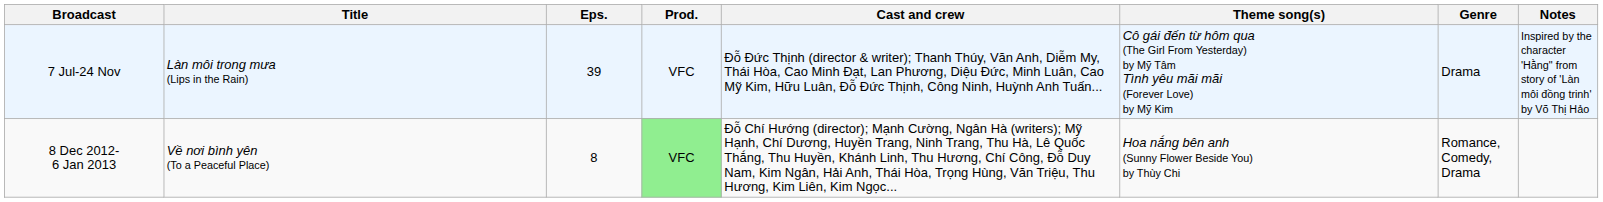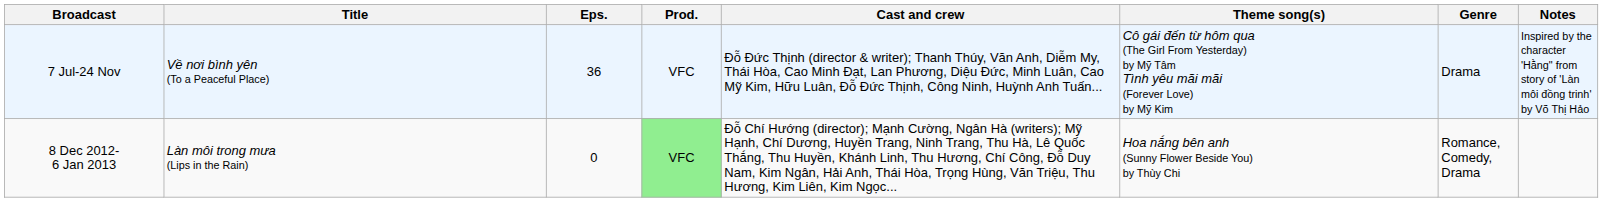(221, 71) Làn môi trong mưa (Lips in the Rain) -> (218, 71) Về nơi bình yên (To a Peaceful Place)
(594, 71) 39 -> (594, 71) 36
(218, 157) Về nơi bình yên (To a Peaceful Place) -> (221, 157) Làn môi trong mưa (Lips in the Rain)
(594, 157) 8 -> (594, 157) 0
